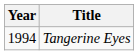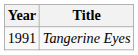(22, 38) 1994 -> (22, 38) 1991
